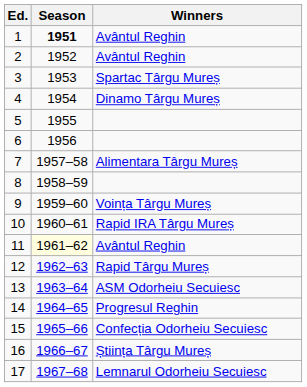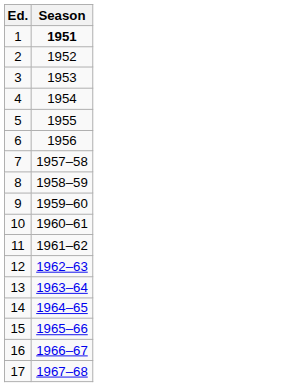- column: (197, 15)
(62, 246) lightyellow background -> (62, 246) no background
